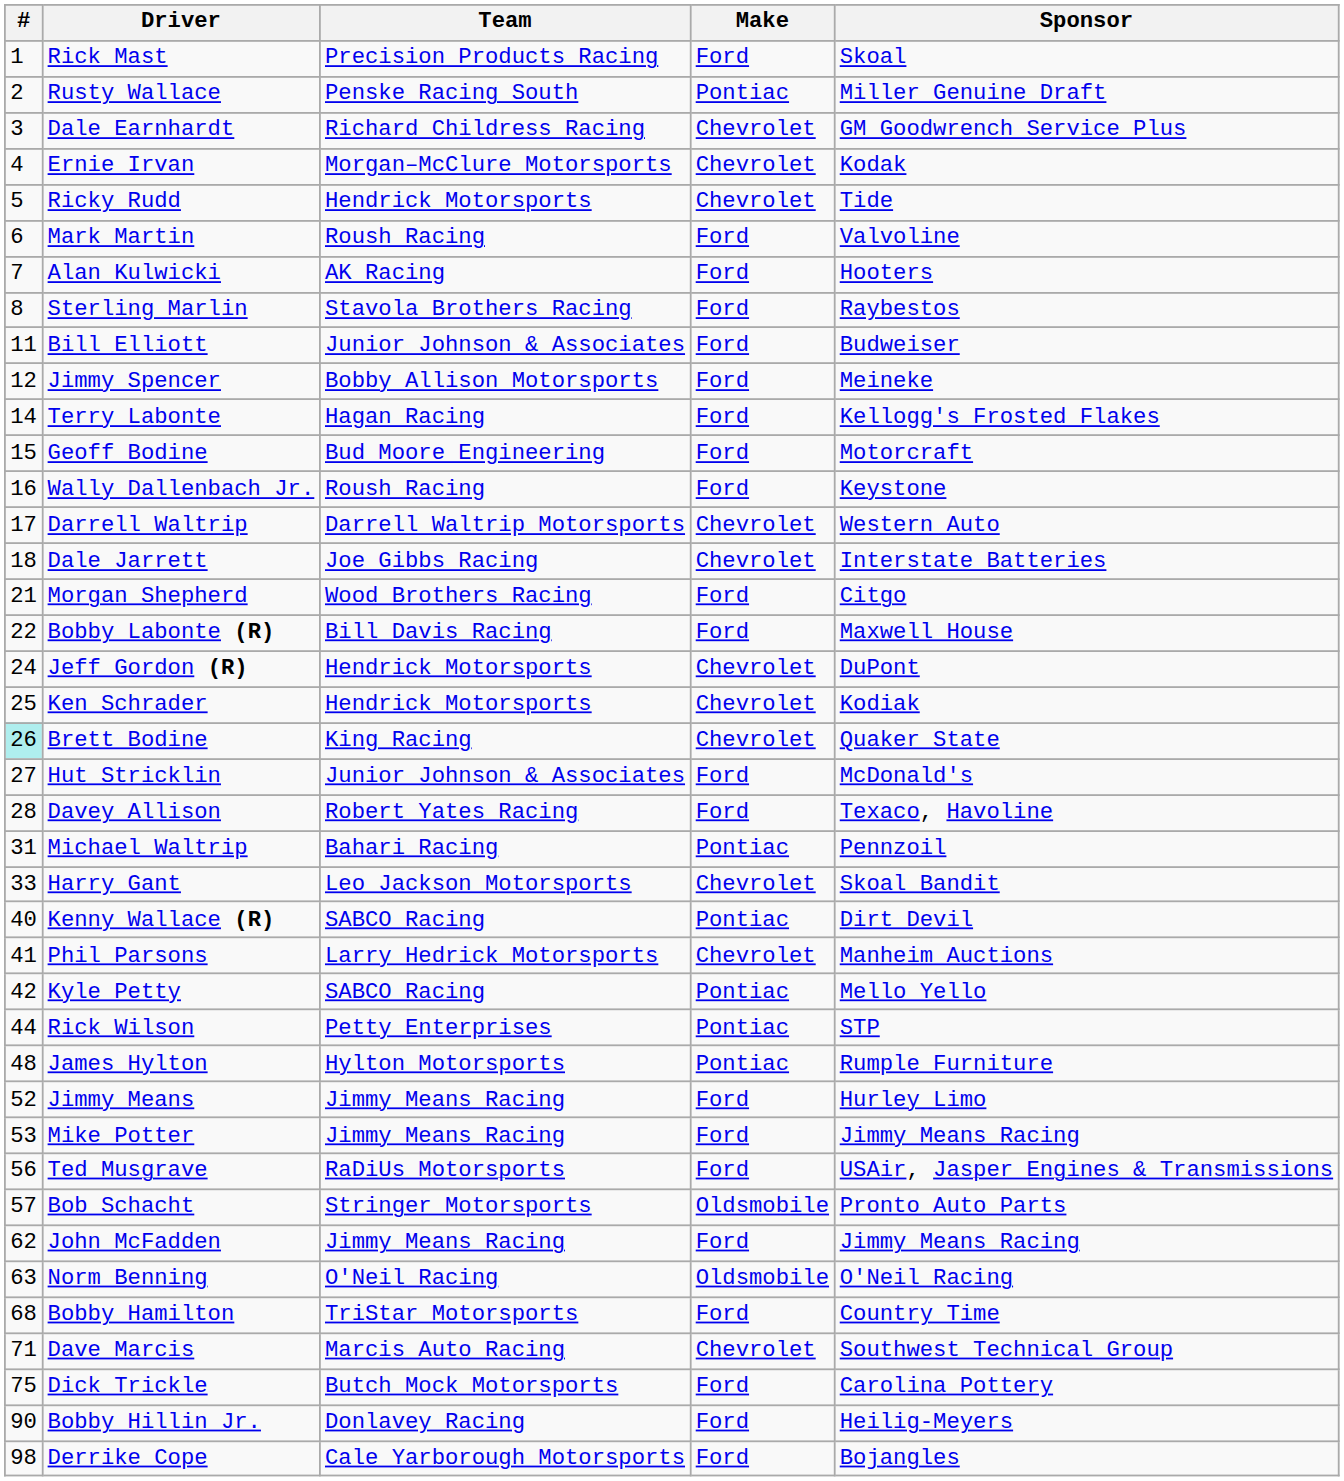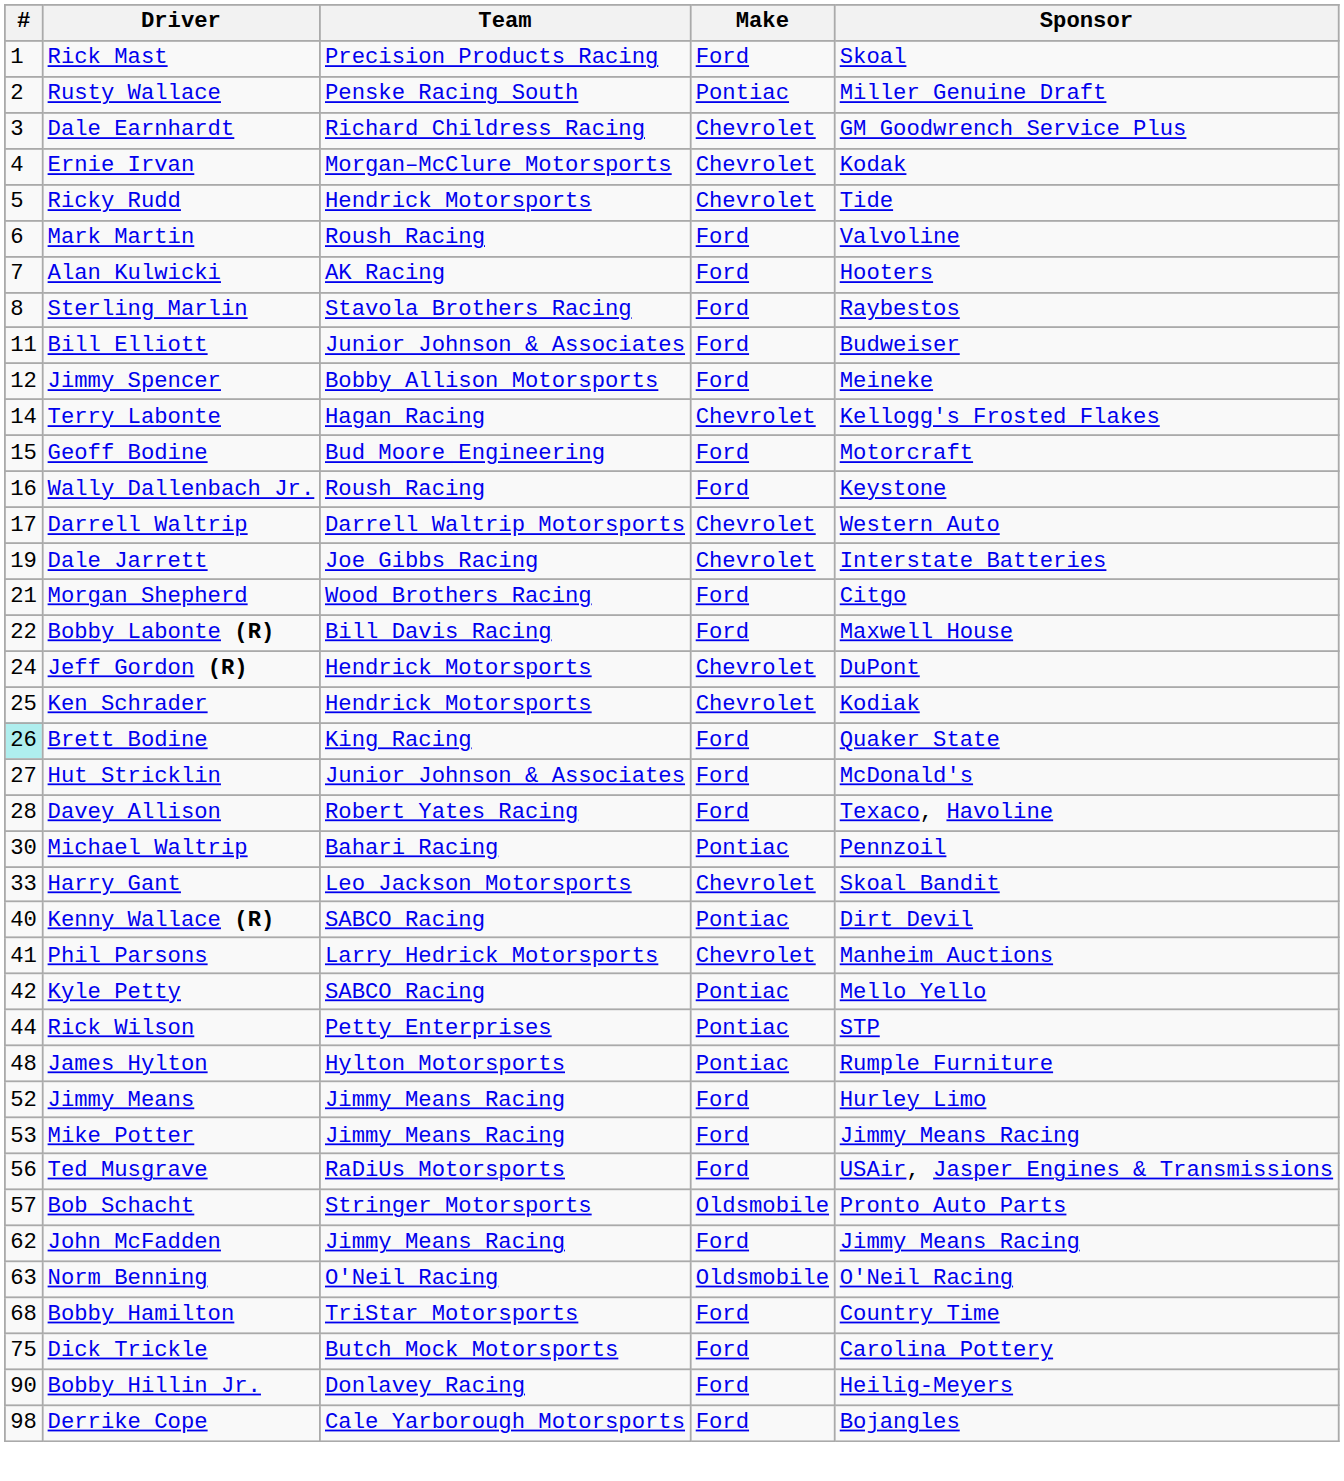(722, 418) Ford -> (756, 418) Chevrolet
(24, 561) 18 -> (24, 561) 19
(756, 741) Chevrolet -> (722, 741) Ford
(24, 849) 31 -> (24, 849) 30
- row: (121, 1351)
